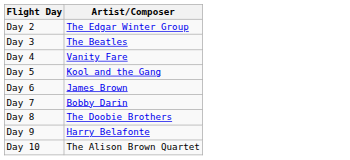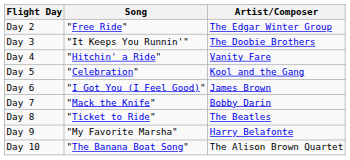+ column: (136, 12)
(97, 42) The Beatles -> (263, 42) The Doobie Brothers
(119, 117) The Doobie Brothers -> (240, 117) The Beatles
